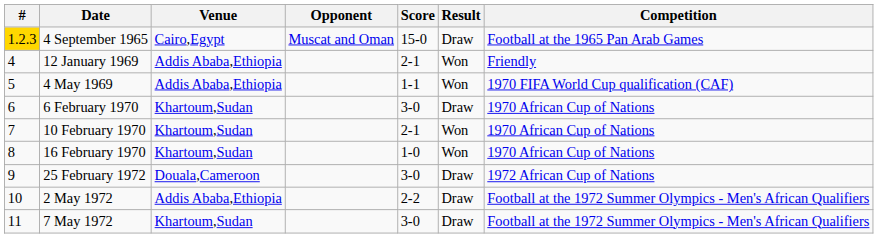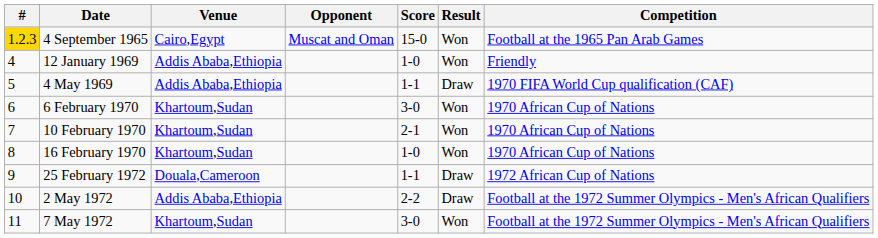(457, 38) Draw -> (455, 38) Won
(410, 61) 2-1 -> (410, 61) 1-0
(455, 84) Won -> (457, 84) Draw
(457, 107) Draw -> (455, 107) Won
(410, 175) 3-0 -> (410, 175) 1-1
(457, 221) Draw -> (455, 221) Won
